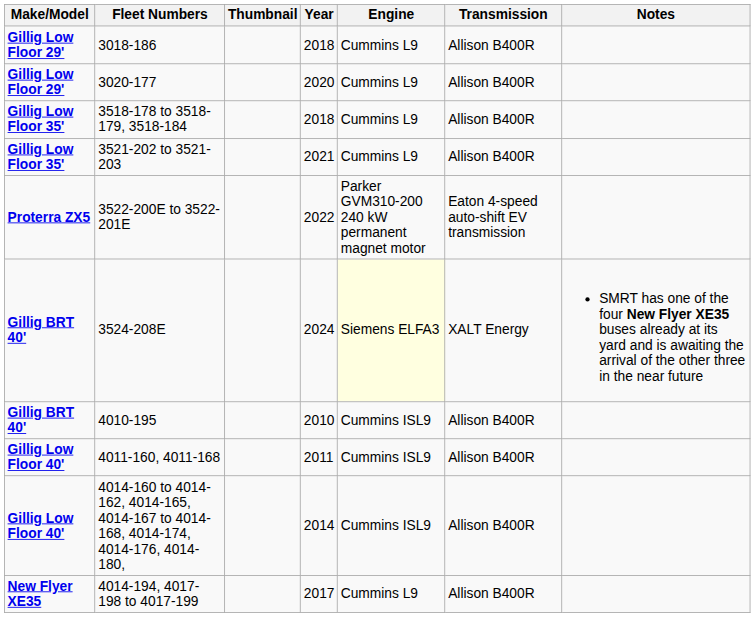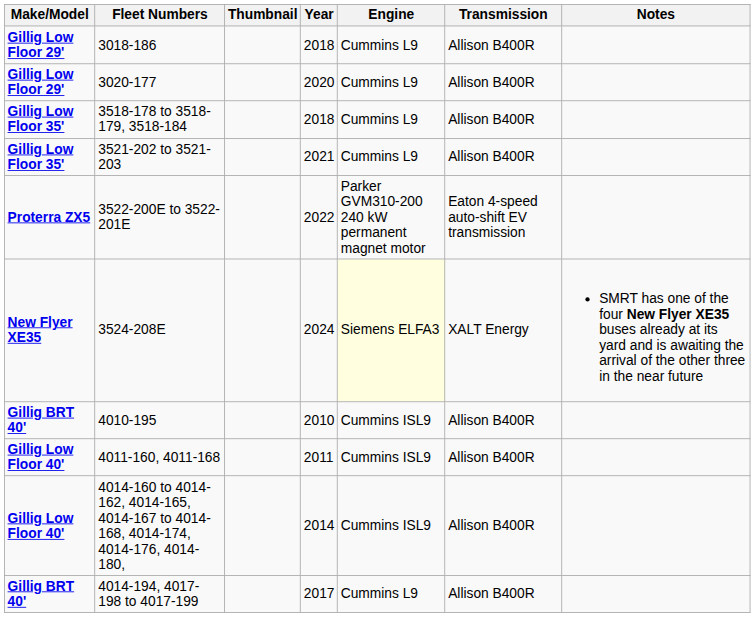(41, 330) Gillig BRT 40' -> (40, 330) New Flyer XE35
(40, 593) New Flyer XE35 -> (41, 593) Gillig BRT 40'
